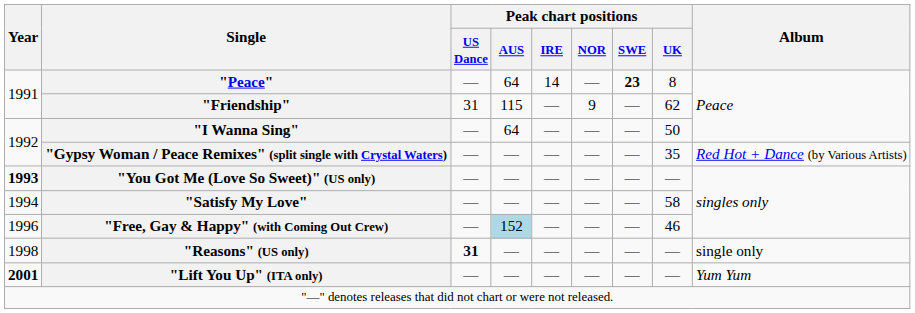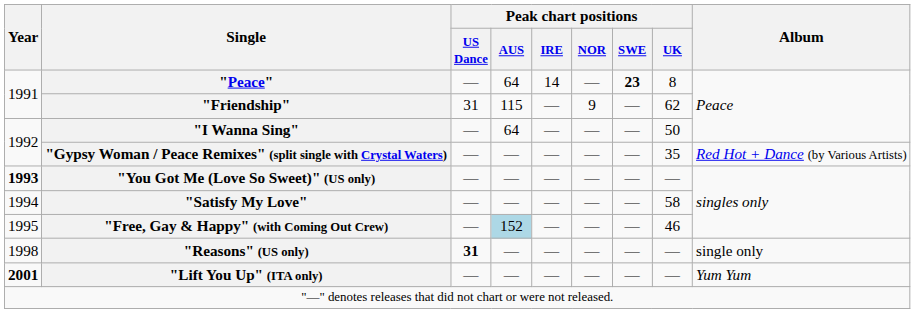(23, 226) 1996 -> (23, 226) 1995
